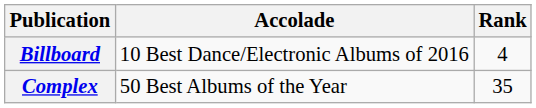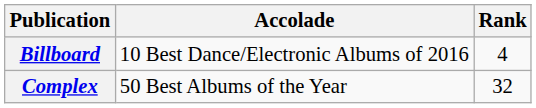(503, 86) 35 -> (503, 86) 32
